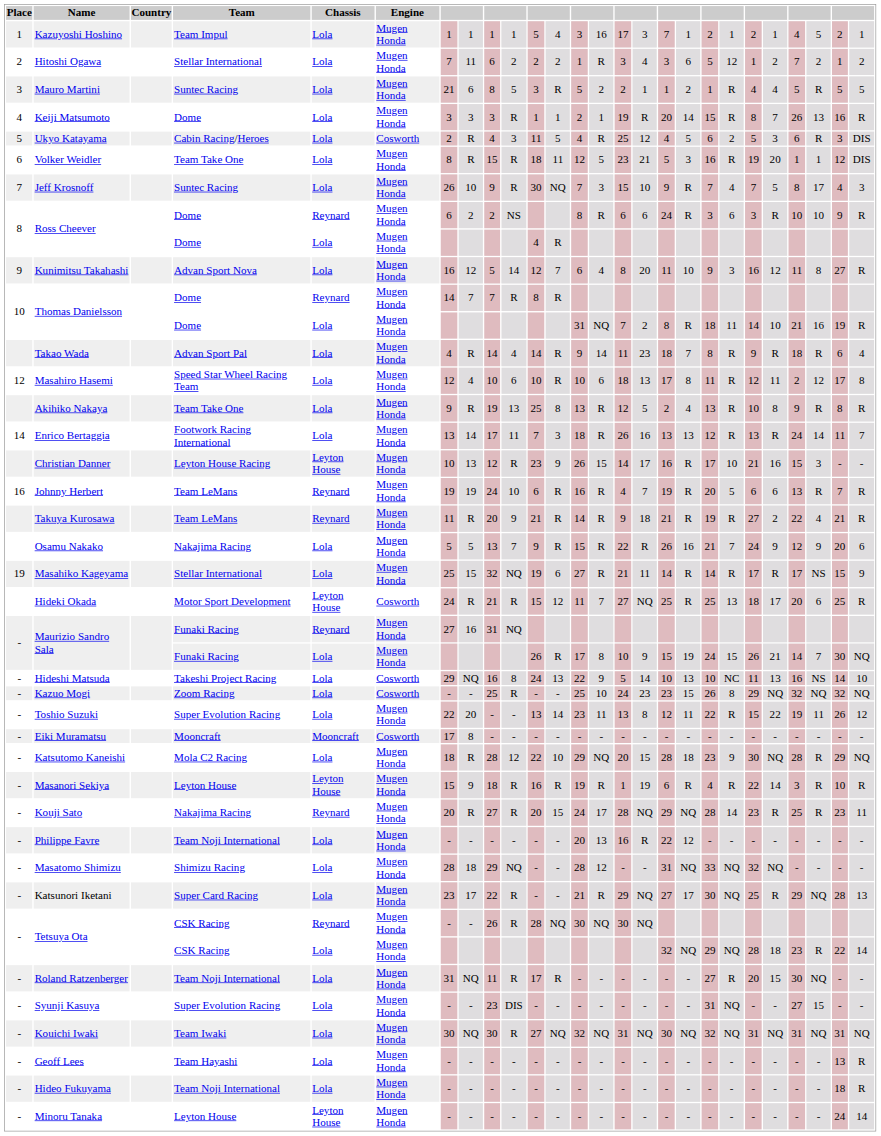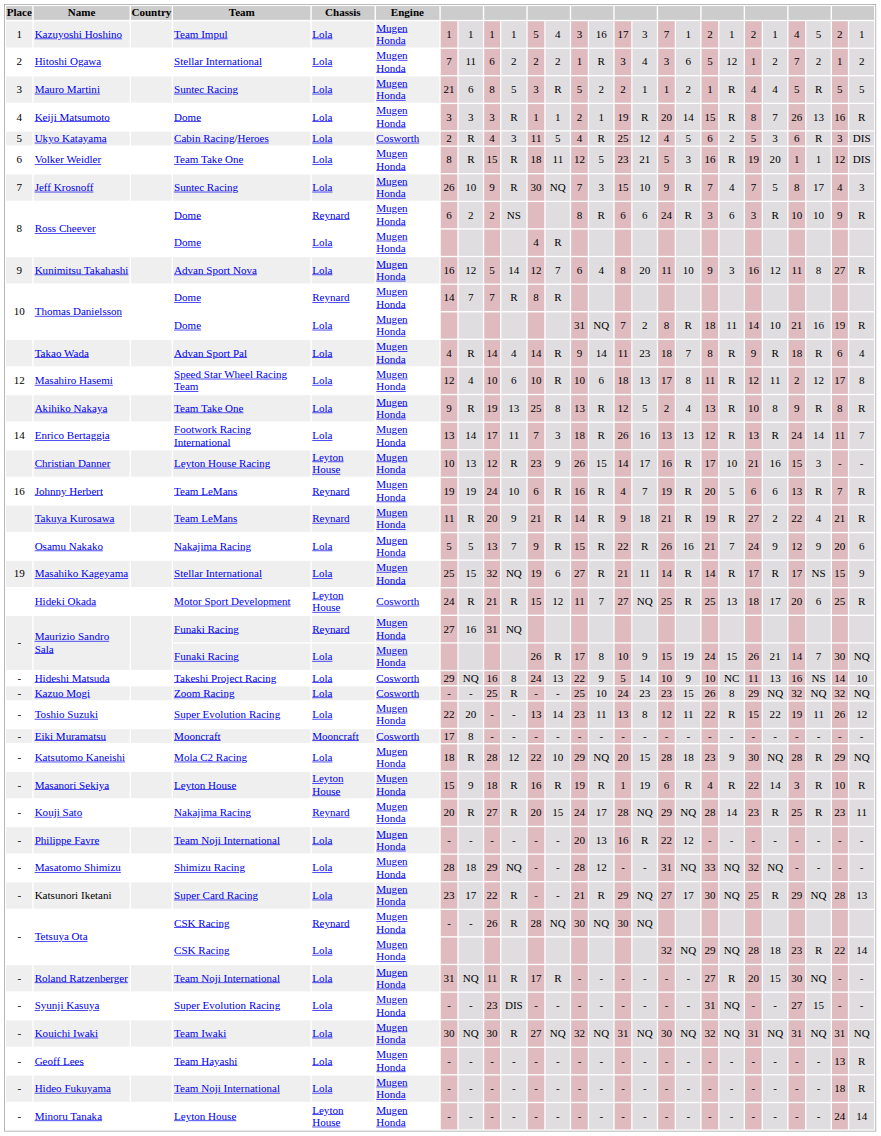(688, 678) 13 -> (688, 678) 9
